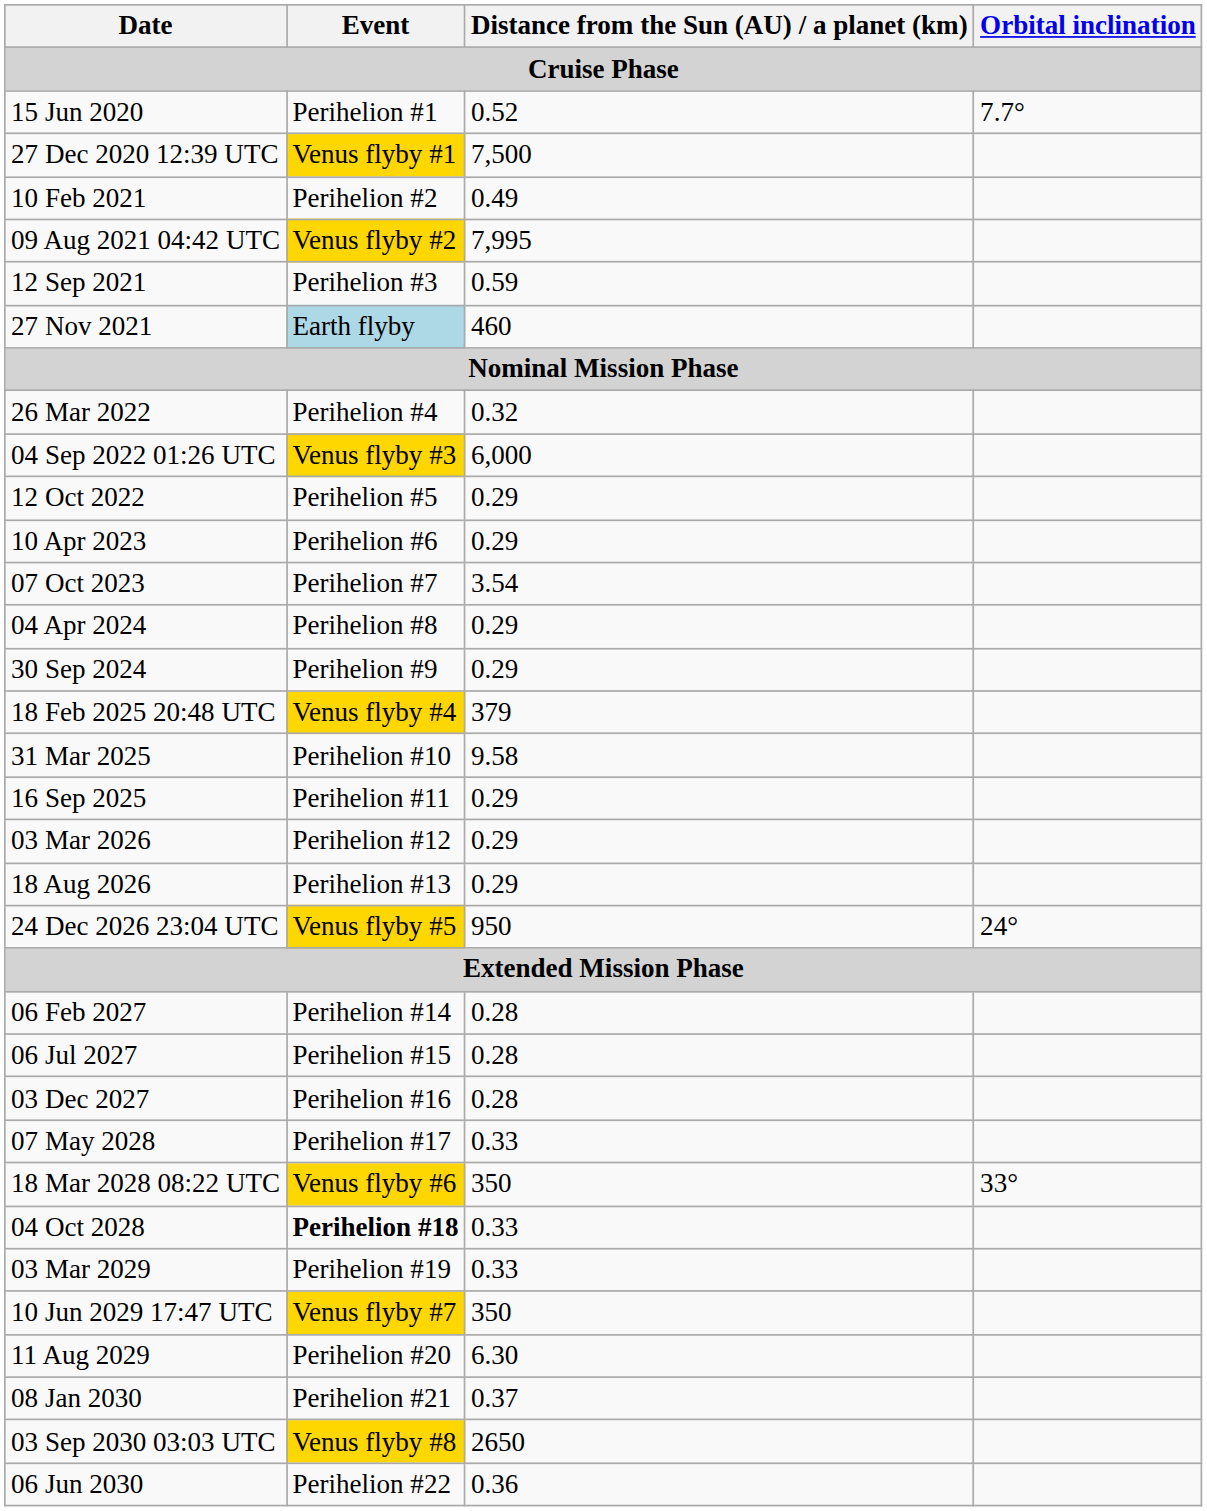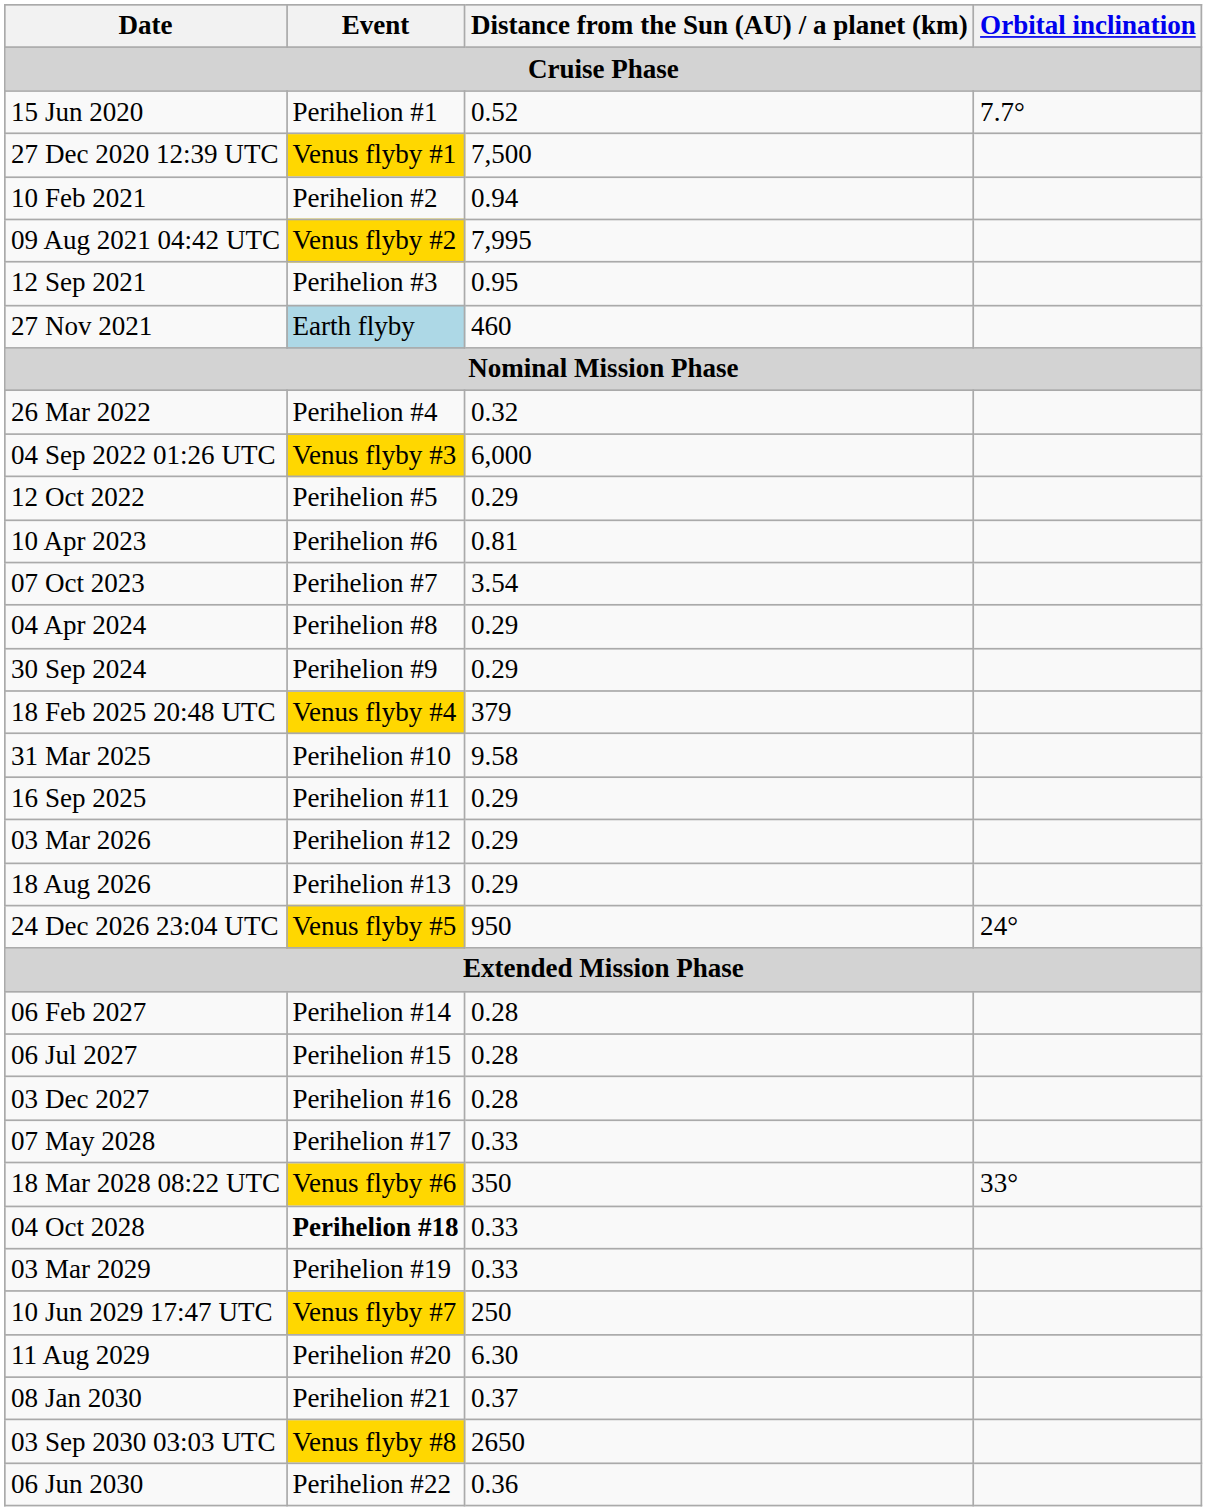(495, 197) 0.49 -> (495, 197) 0.94
(495, 283) 0.59 -> (495, 283) 0.95
(495, 540) 0.29 -> (495, 540) 0.81
(491, 1312) 350 -> (491, 1312) 250
